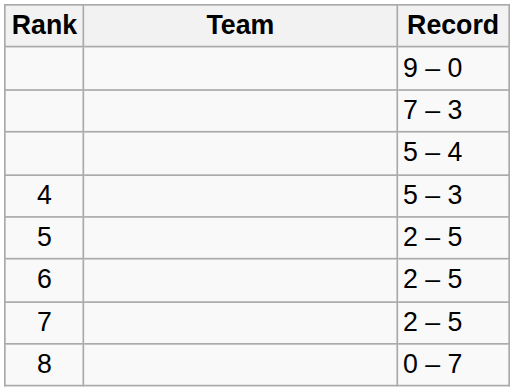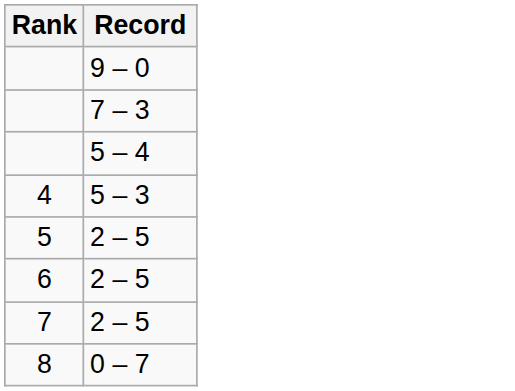- column: (240, 25)
